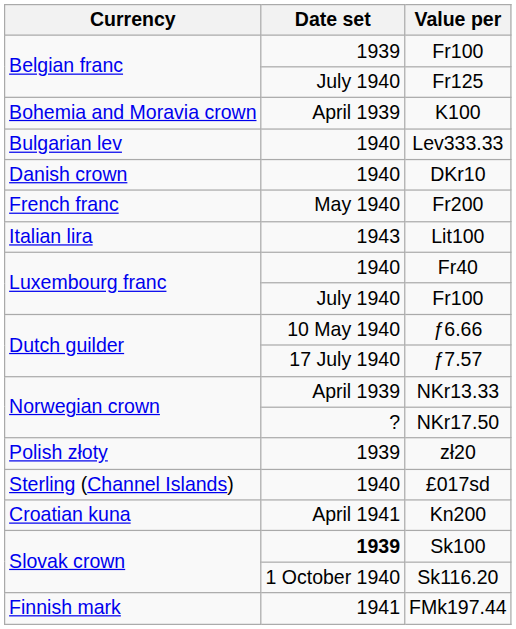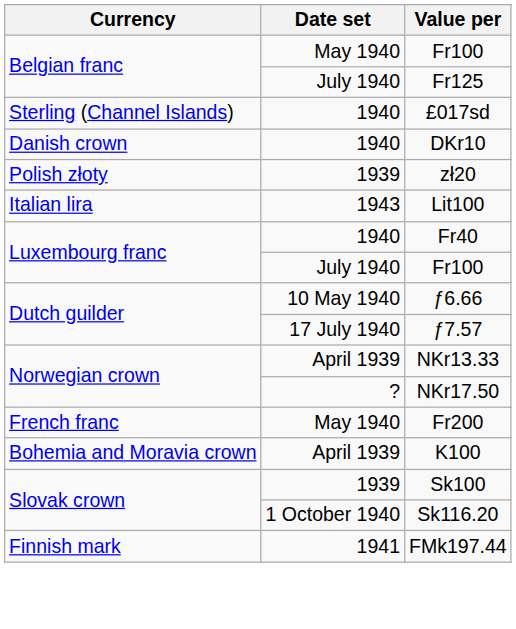(378, 50) 1939 -> (357, 50) May 1940
rows swapped: (133, 112) <-> (121, 484)
- row: (66, 143)
rows swapped: (64, 205) <-> (58, 453)
- row: (70, 515)
(378, 546) bold -> (378, 484) normal
